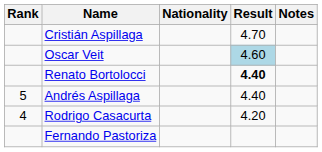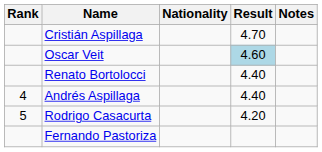(253, 75) bold -> (253, 75) normal
(23, 95) 5 -> (23, 95) 4
(23, 116) 4 -> (23, 116) 5
